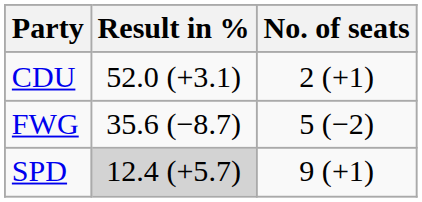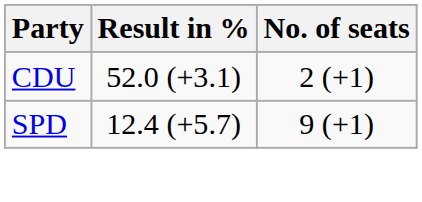- row: (45, 123)
(174, 171) lightgrey background -> (174, 123) no background
